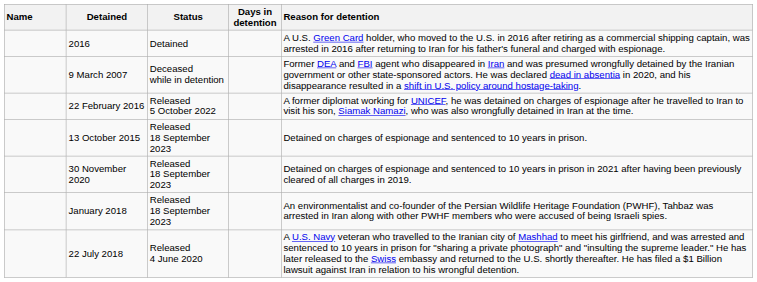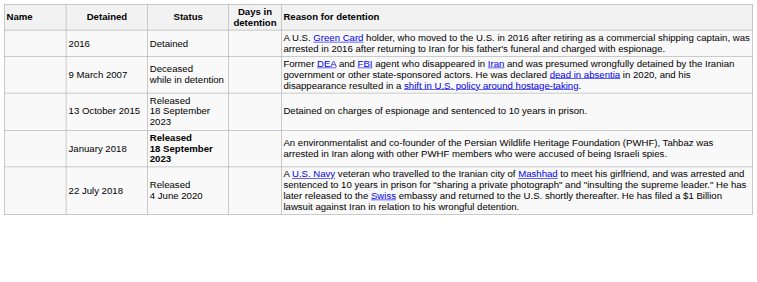- row: (106, 106)
- row: (97, 174)
(180, 211) normal -> (181, 148) bold
